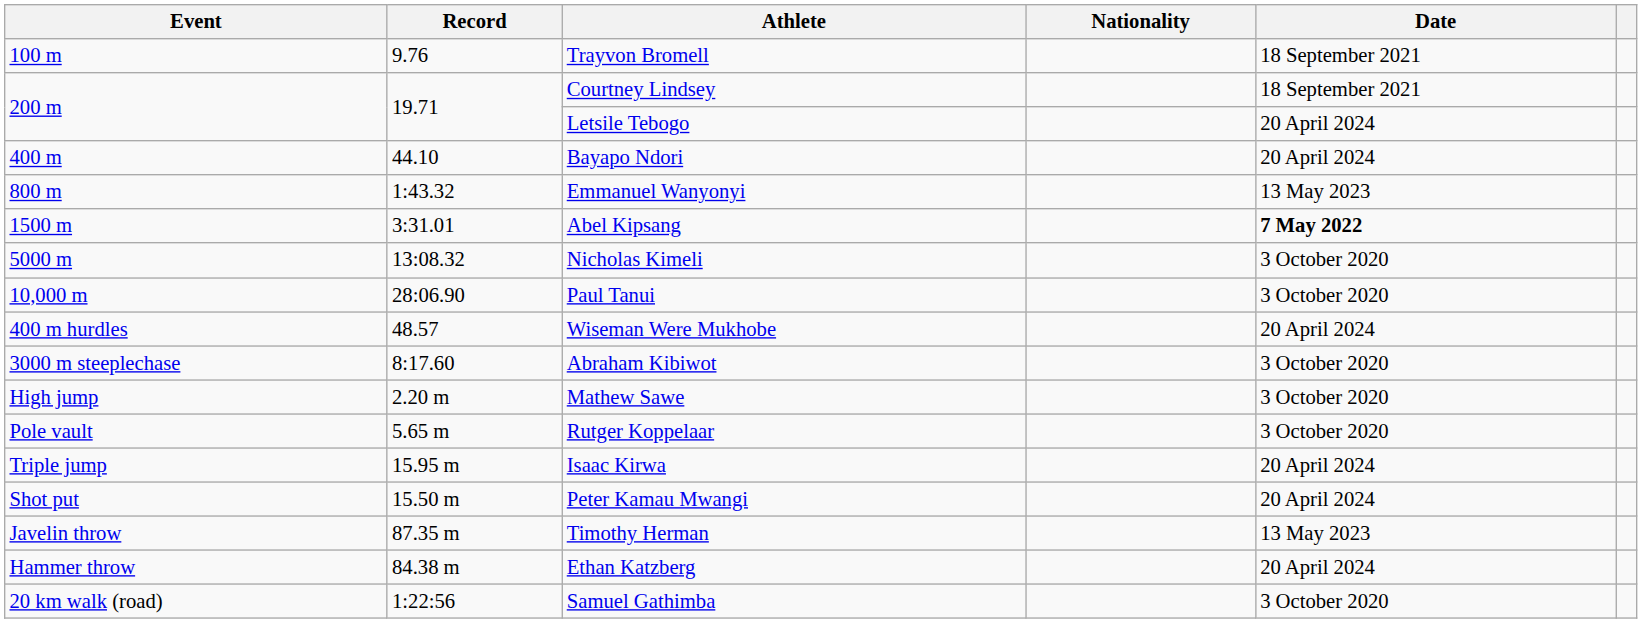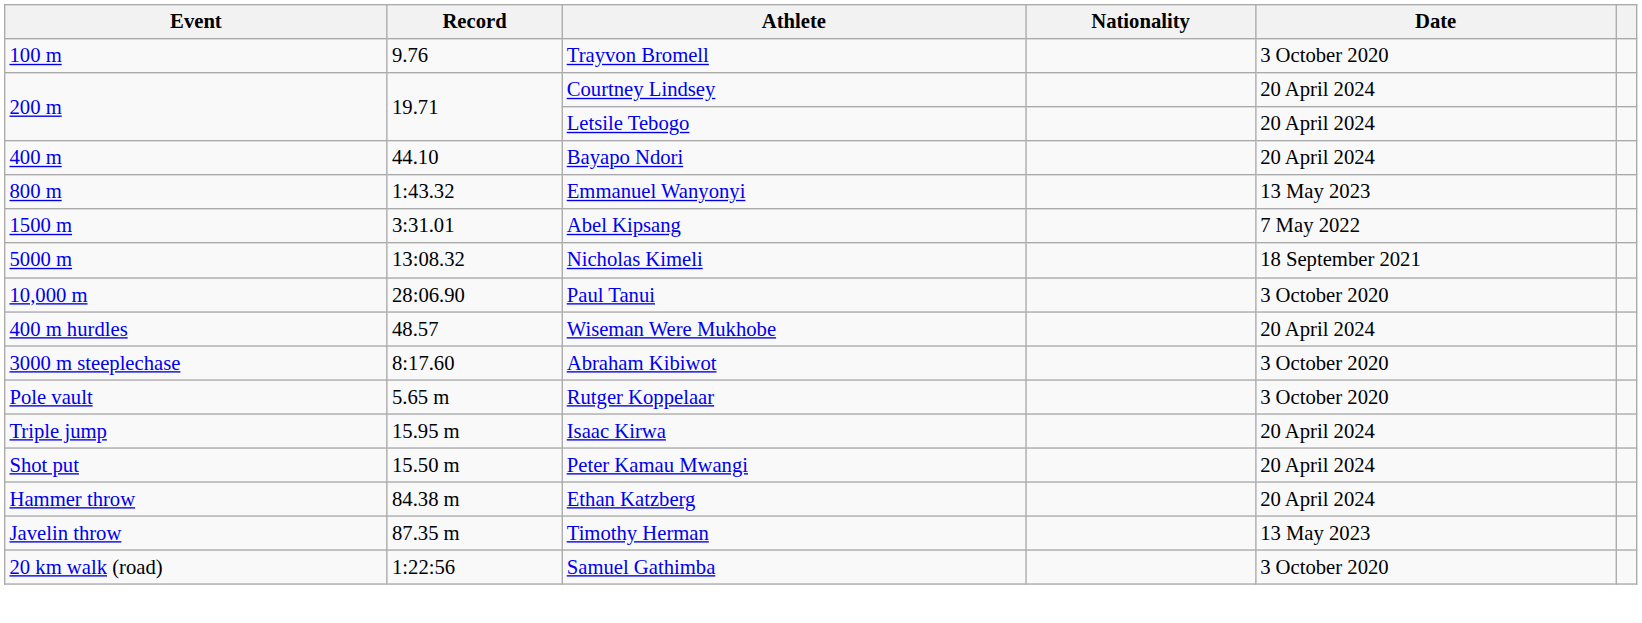(1340, 55) 18 September 2021 -> (1324, 55) 3 October 2020
(1340, 89) 18 September 2021 -> (1318, 89) 20 April 2024
(1311, 226) bold -> (1310, 226) normal
(1324, 260) 3 October 2020 -> (1340, 260) 18 September 2021
- row: (626, 396)
rows swapped: (631, 567) <-> (638, 533)
